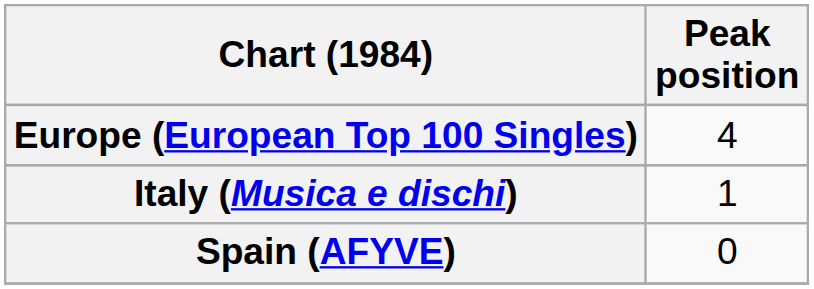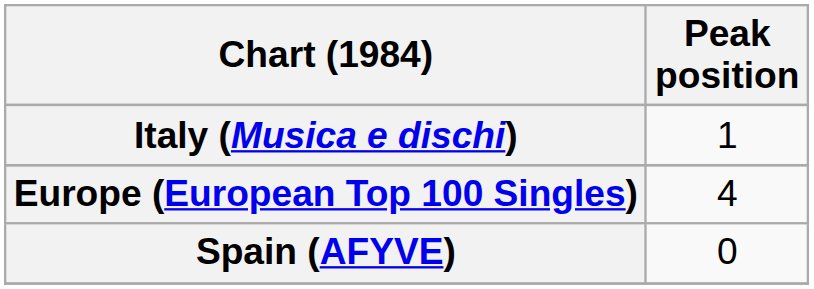rows swapped: (326, 134) <-> (326, 193)
